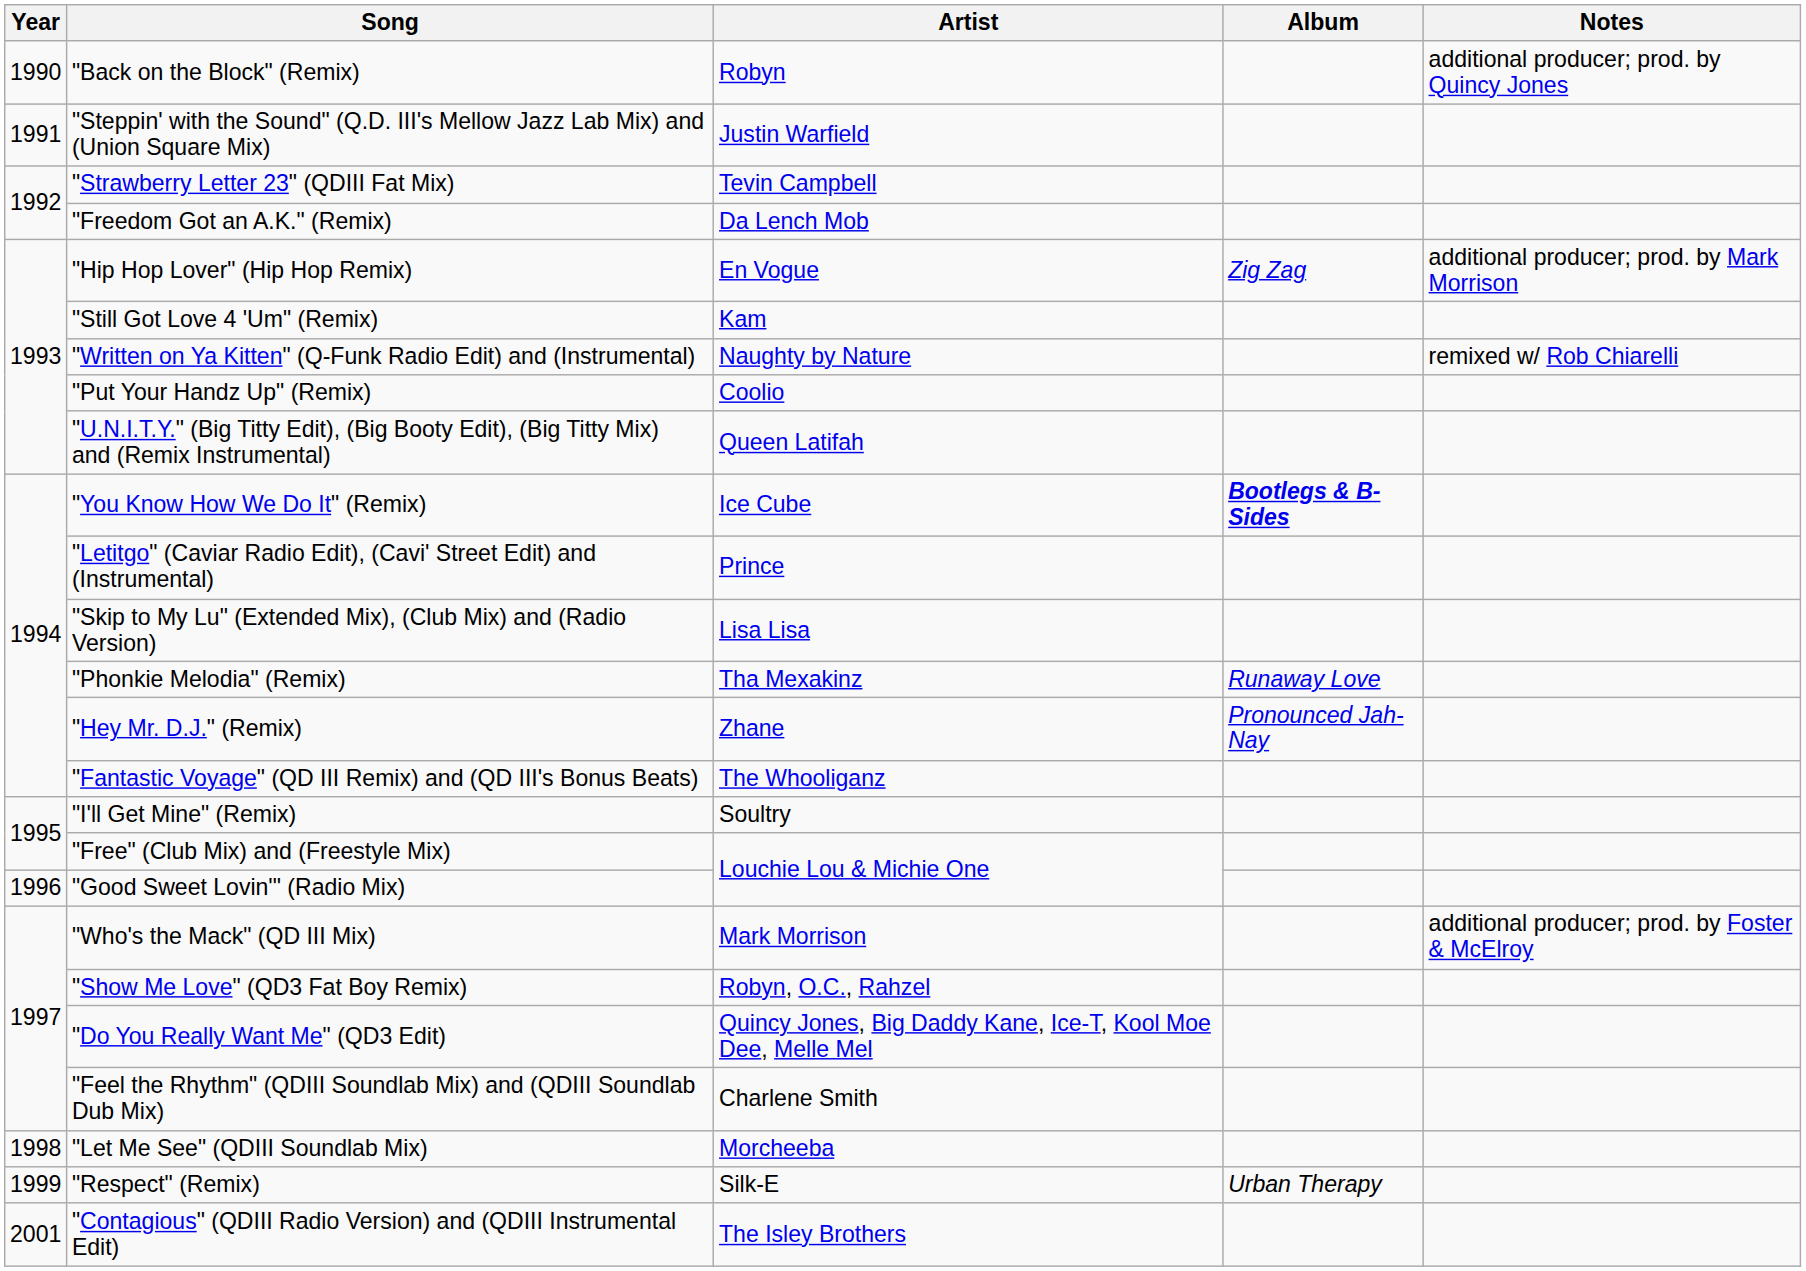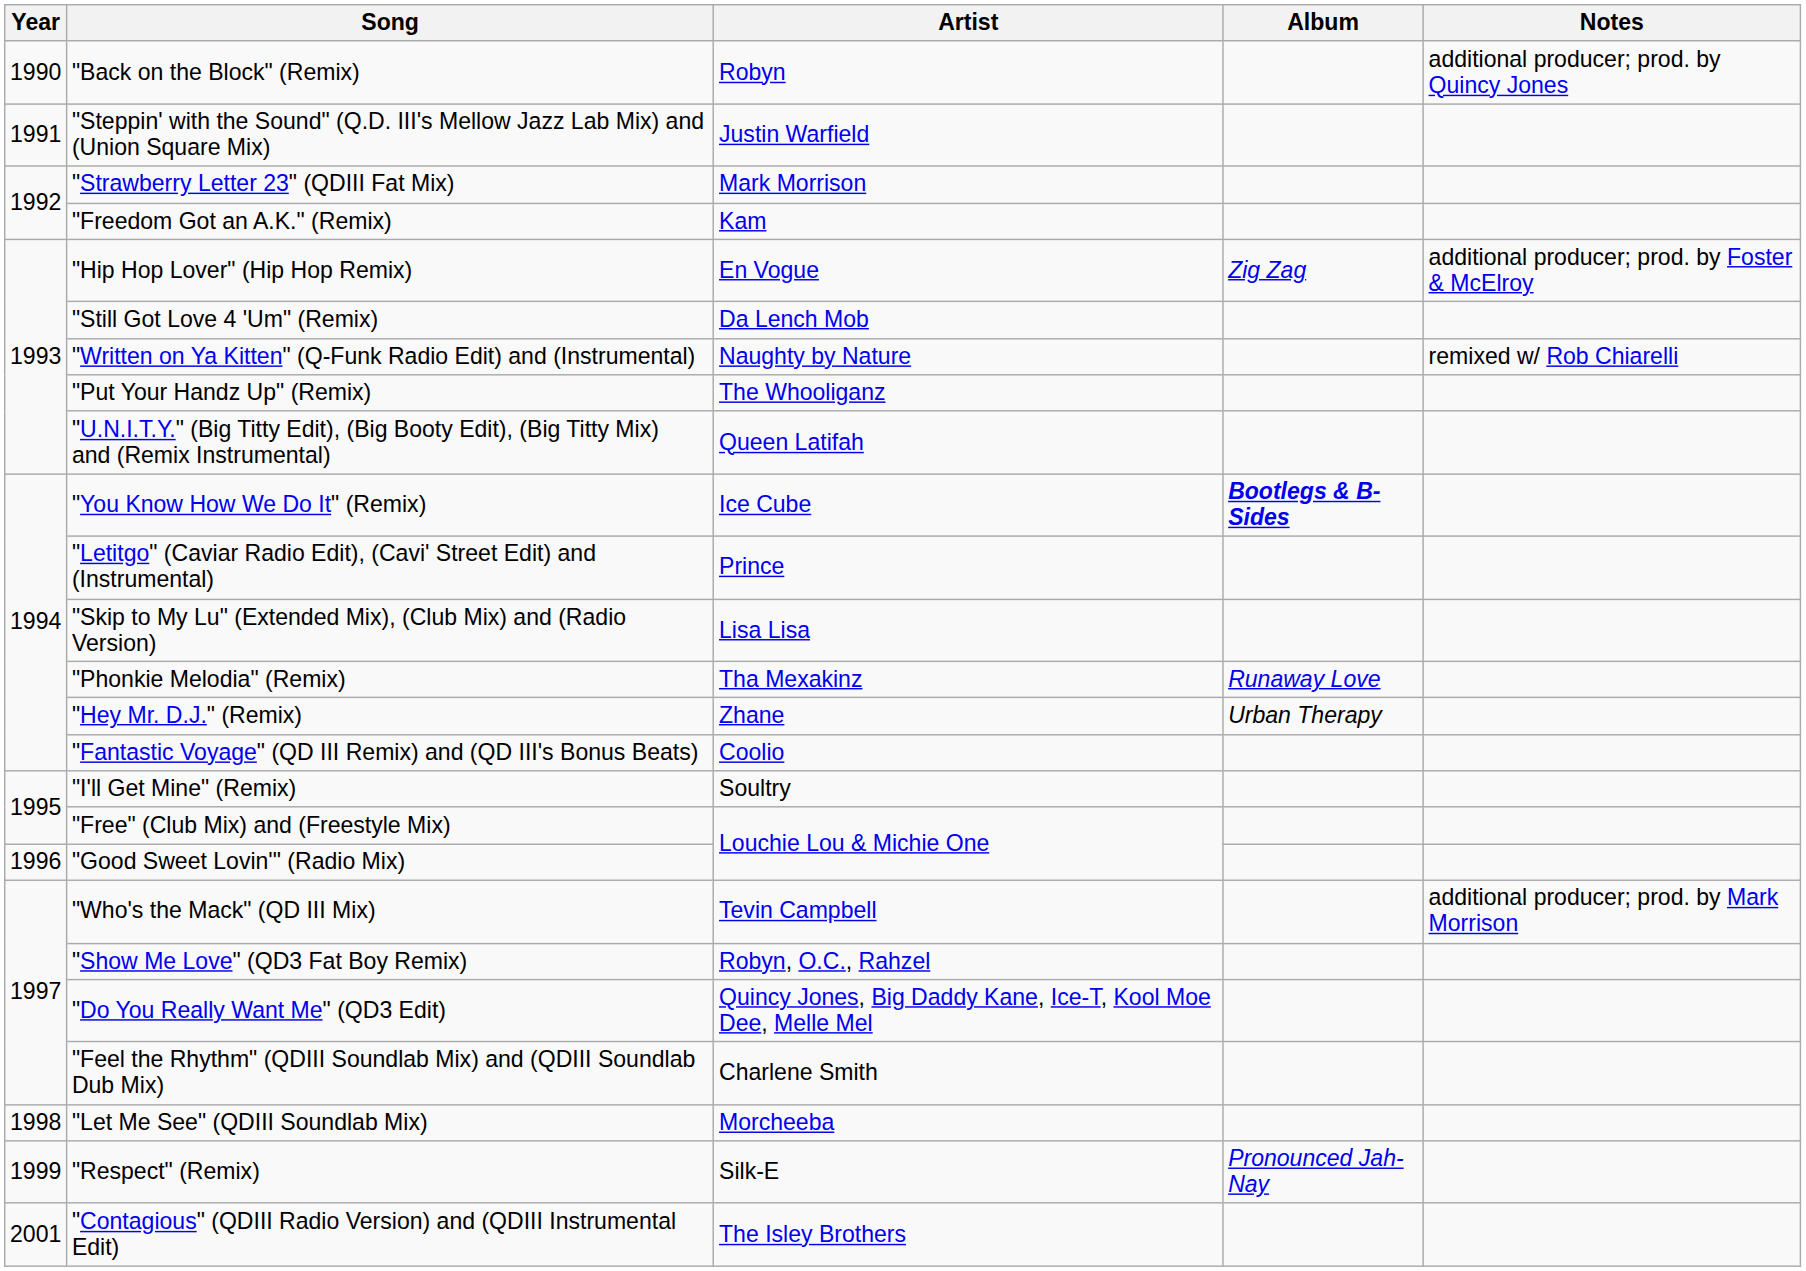(798, 184) Tevin Campbell -> (793, 184) Mark Morrison
(794, 220) Da Lench Mob -> (743, 220) Kam
(1603, 270) additional producer; prod. by Mark Morrison -> (1610, 270) additional producer; prod. by Foster & McElroy
(743, 319) Kam -> (794, 319) Da Lench Mob
(752, 392) Coolio -> (802, 392) The Whooliganz
(1316, 728) Pronounced Jah-Nay -> (1305, 715) Urban Therapy
(802, 778) The Whooliganz -> (752, 752) Coolio
(793, 937) Mark Morrison -> (798, 911) Tevin Campbell
(1610, 937) additional producer; prod. by Foster & McElroy -> (1603, 911) additional producer; prod. by Mark Morrison
(1305, 1184) Urban Therapy -> (1316, 1171) Pronounced Jah-Nay
